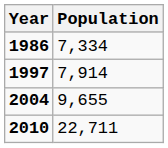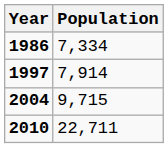(83, 101) 9,655 -> (83, 101) 9,715
